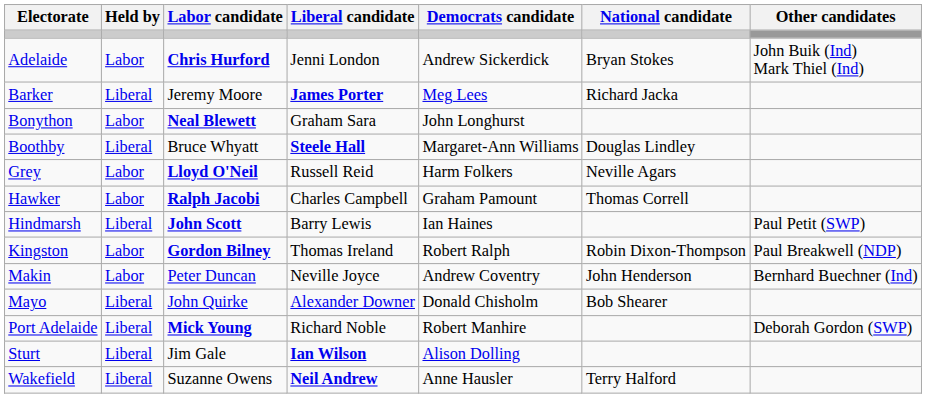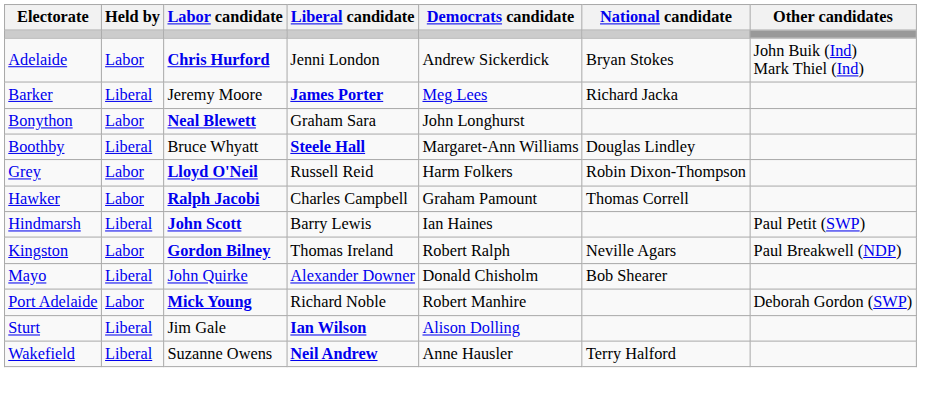(631, 172) Neville Agars -> (666, 172) Robin Dixon-Thompson
(666, 250) Robin Dixon-Thompson -> (631, 250) Neville Agars
- row: (30, 276)
(129, 328) Liberal -> (125, 302) Labor
